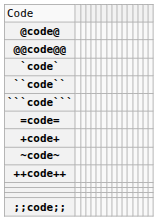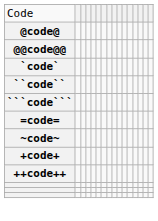rows swapped: (40, 156) <-> (40, 138)
- row: (40, 207)
